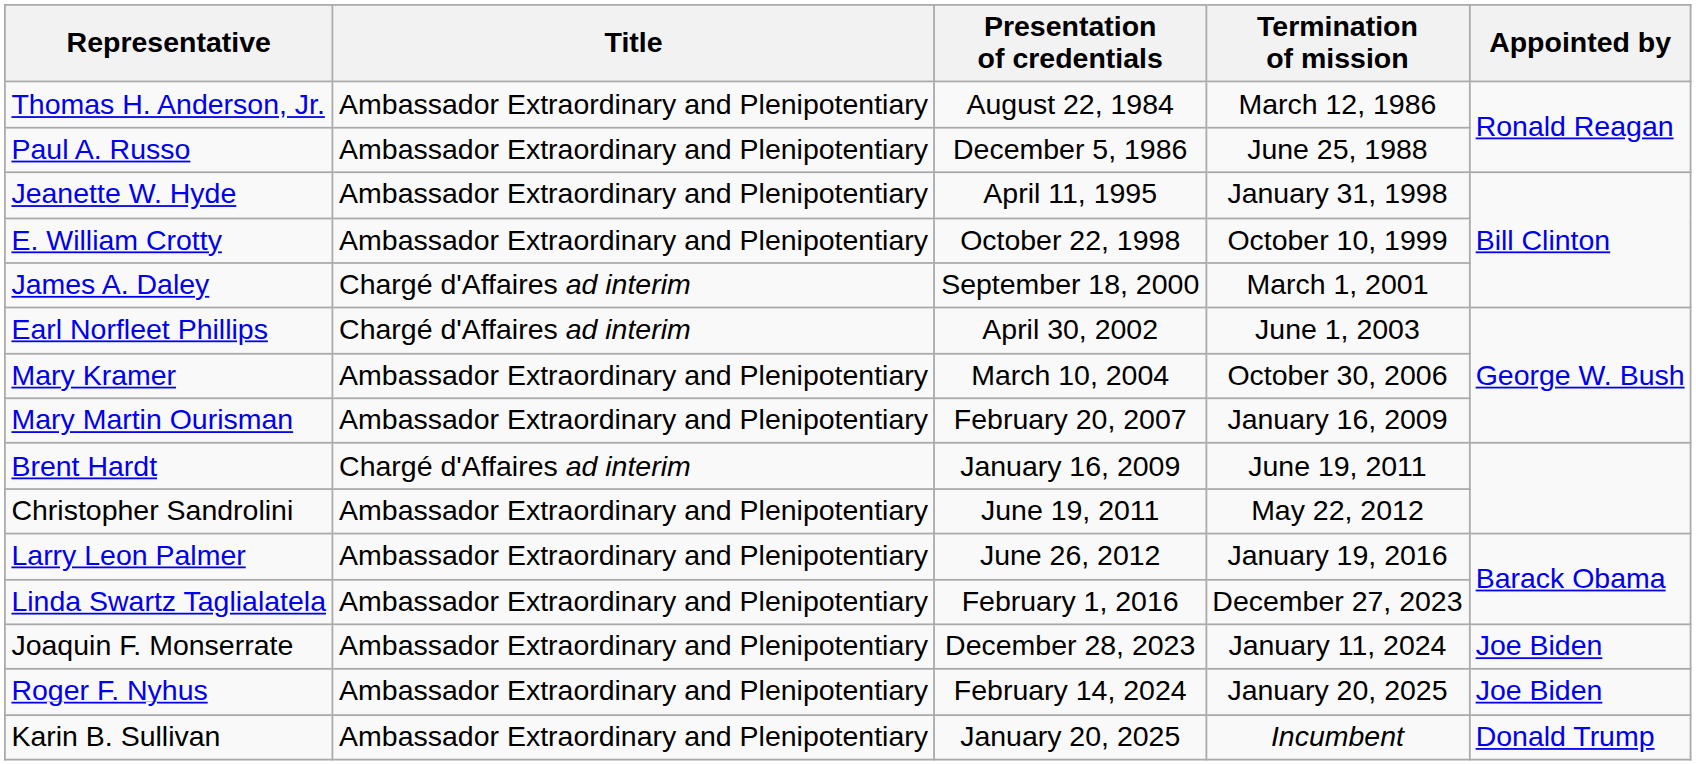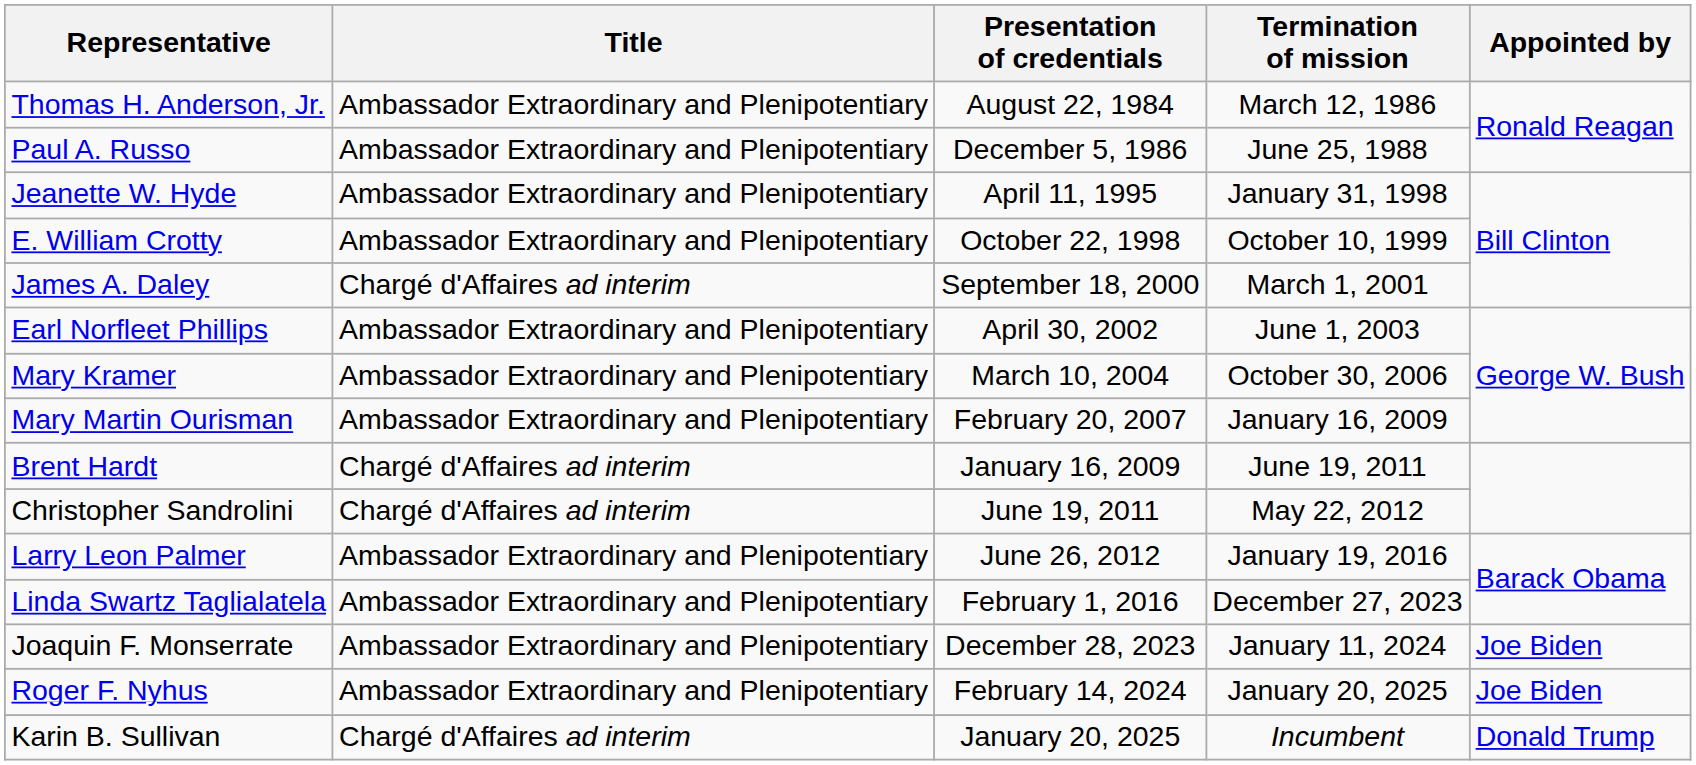(515, 330) Chargé d'Affaires ad interim -> (634, 330) Ambassador Extraordinary and Plenipotentiary
(634, 510) Ambassador Extraordinary and Plenipotentiary -> (515, 510) Chargé d'Affaires ad interim
(634, 736) Ambassador Extraordinary and Plenipotentiary -> (515, 736) Chargé d'Affaires ad interim
